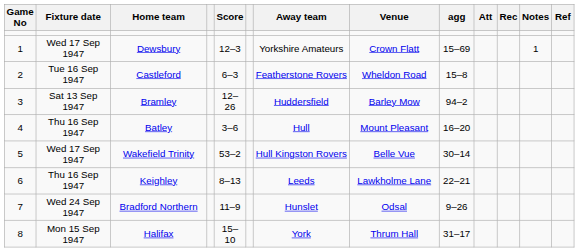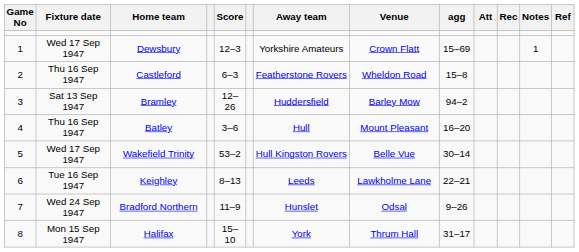(73, 75) Tue 16 Sep 1947 -> (73, 75) Thu 16 Sep 1947
(73, 180) Thu 16 Sep 1947 -> (73, 180) Tue 16 Sep 1947
